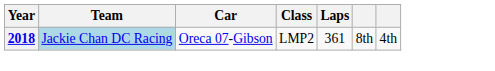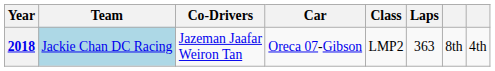+ column: (220, 16)
(335, 38) 361 -> (424, 46) 363
